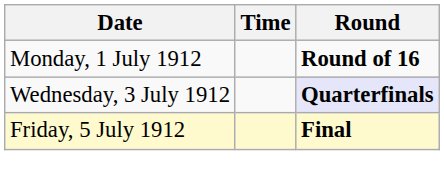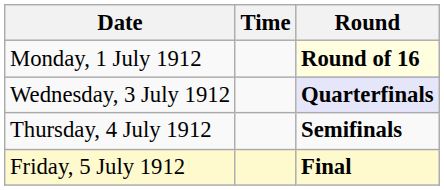(360, 58) no background -> (360, 58) lightyellow background
+ row: (111, 130)
